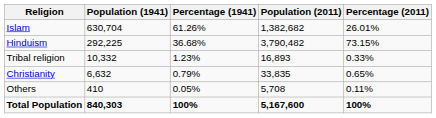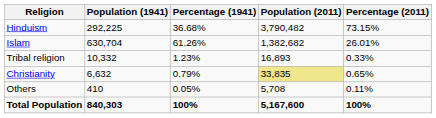rows swapped: (18, 27) <-> (27, 43)
(276, 74) no background -> (276, 74) khaki background
